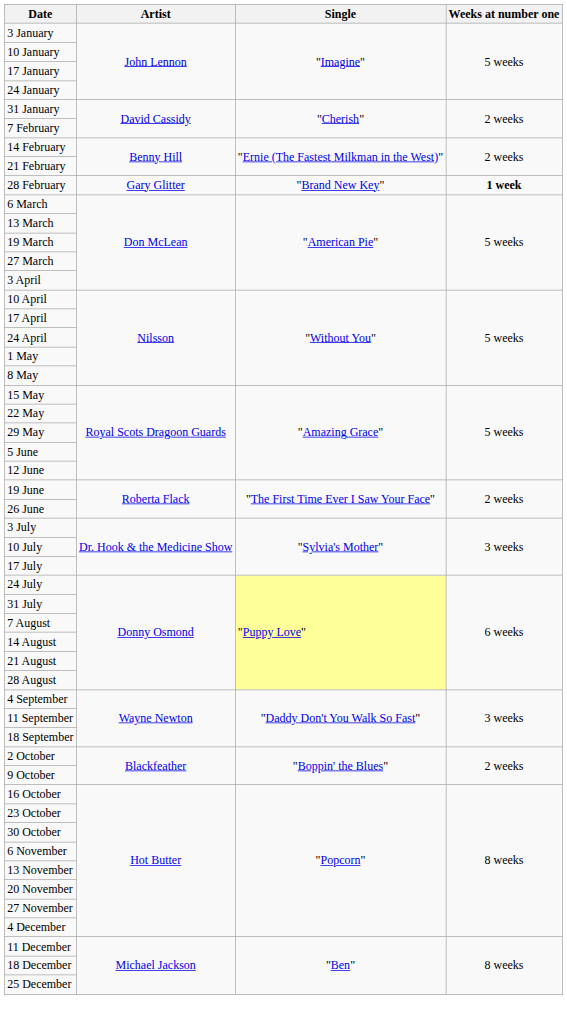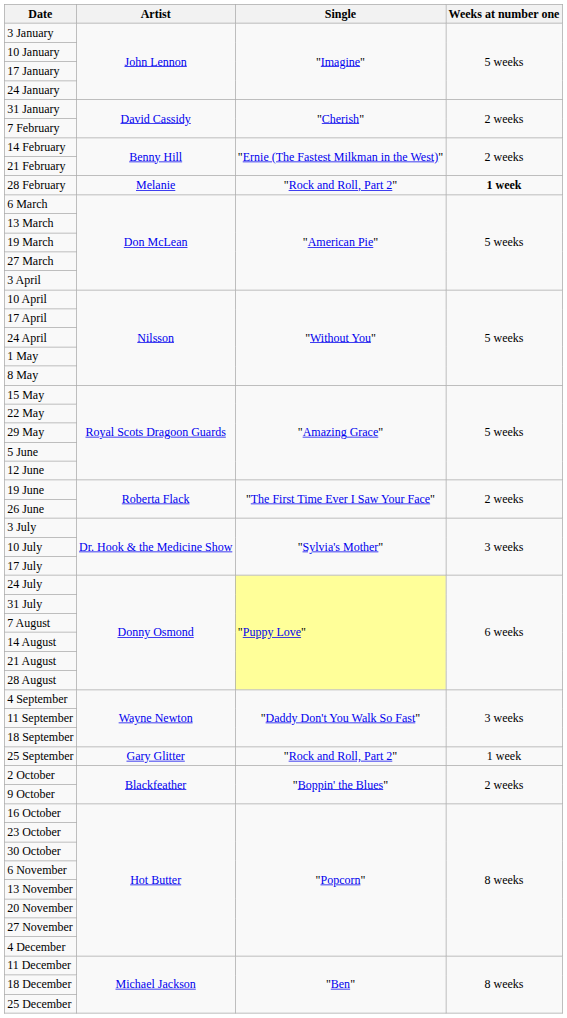(156, 185) Gary Glitter -> (156, 185) Melanie
(340, 185) "Brand New Key" -> (340, 185) "Rock and Roll, Part 2"
+ row: (40, 756)
